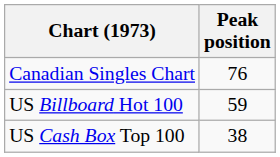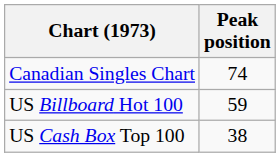(237, 73) 76 -> (237, 73) 74
